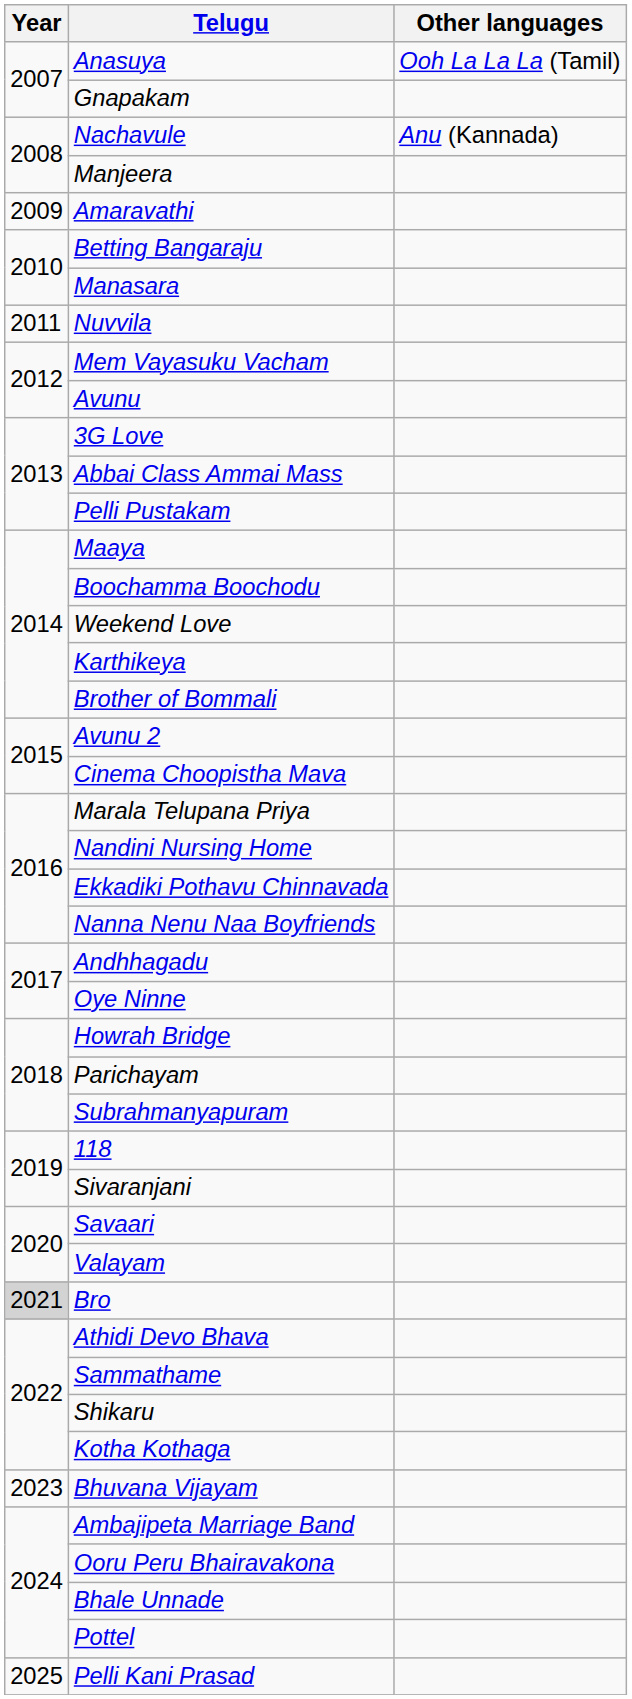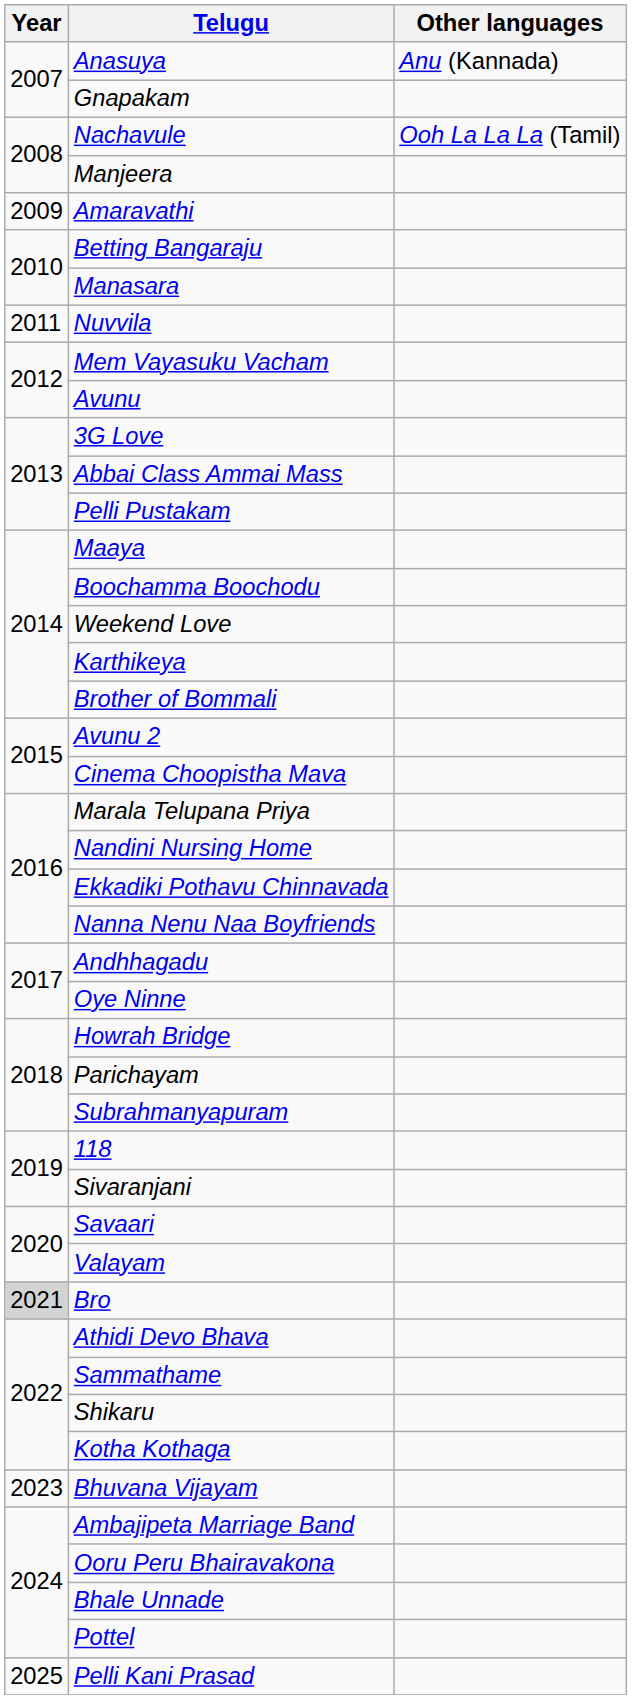(510, 60) Ooh La La La (Tamil) -> (479, 60) Anu (Kannada)
(479, 135) Anu (Kannada) -> (510, 135) Ooh La La La (Tamil)
